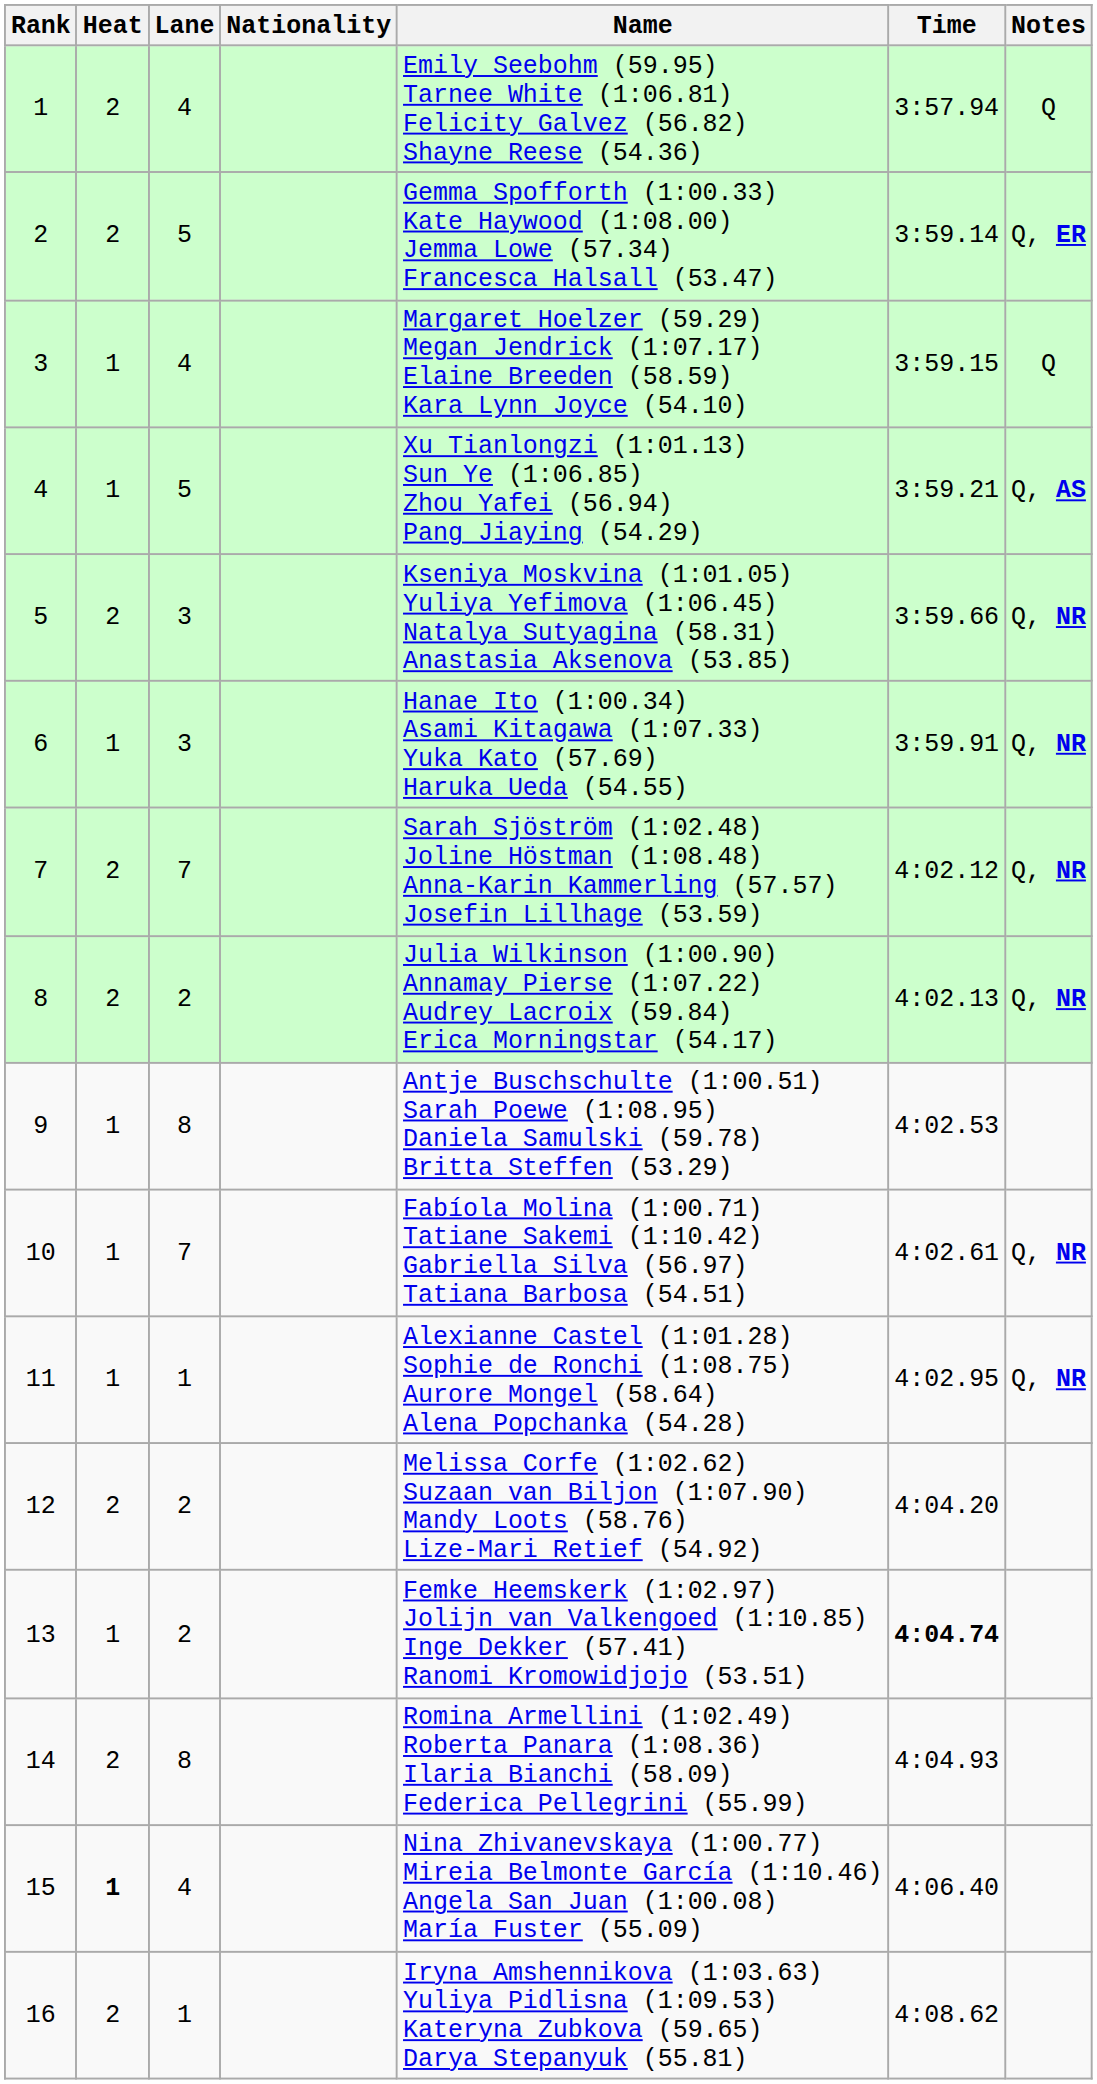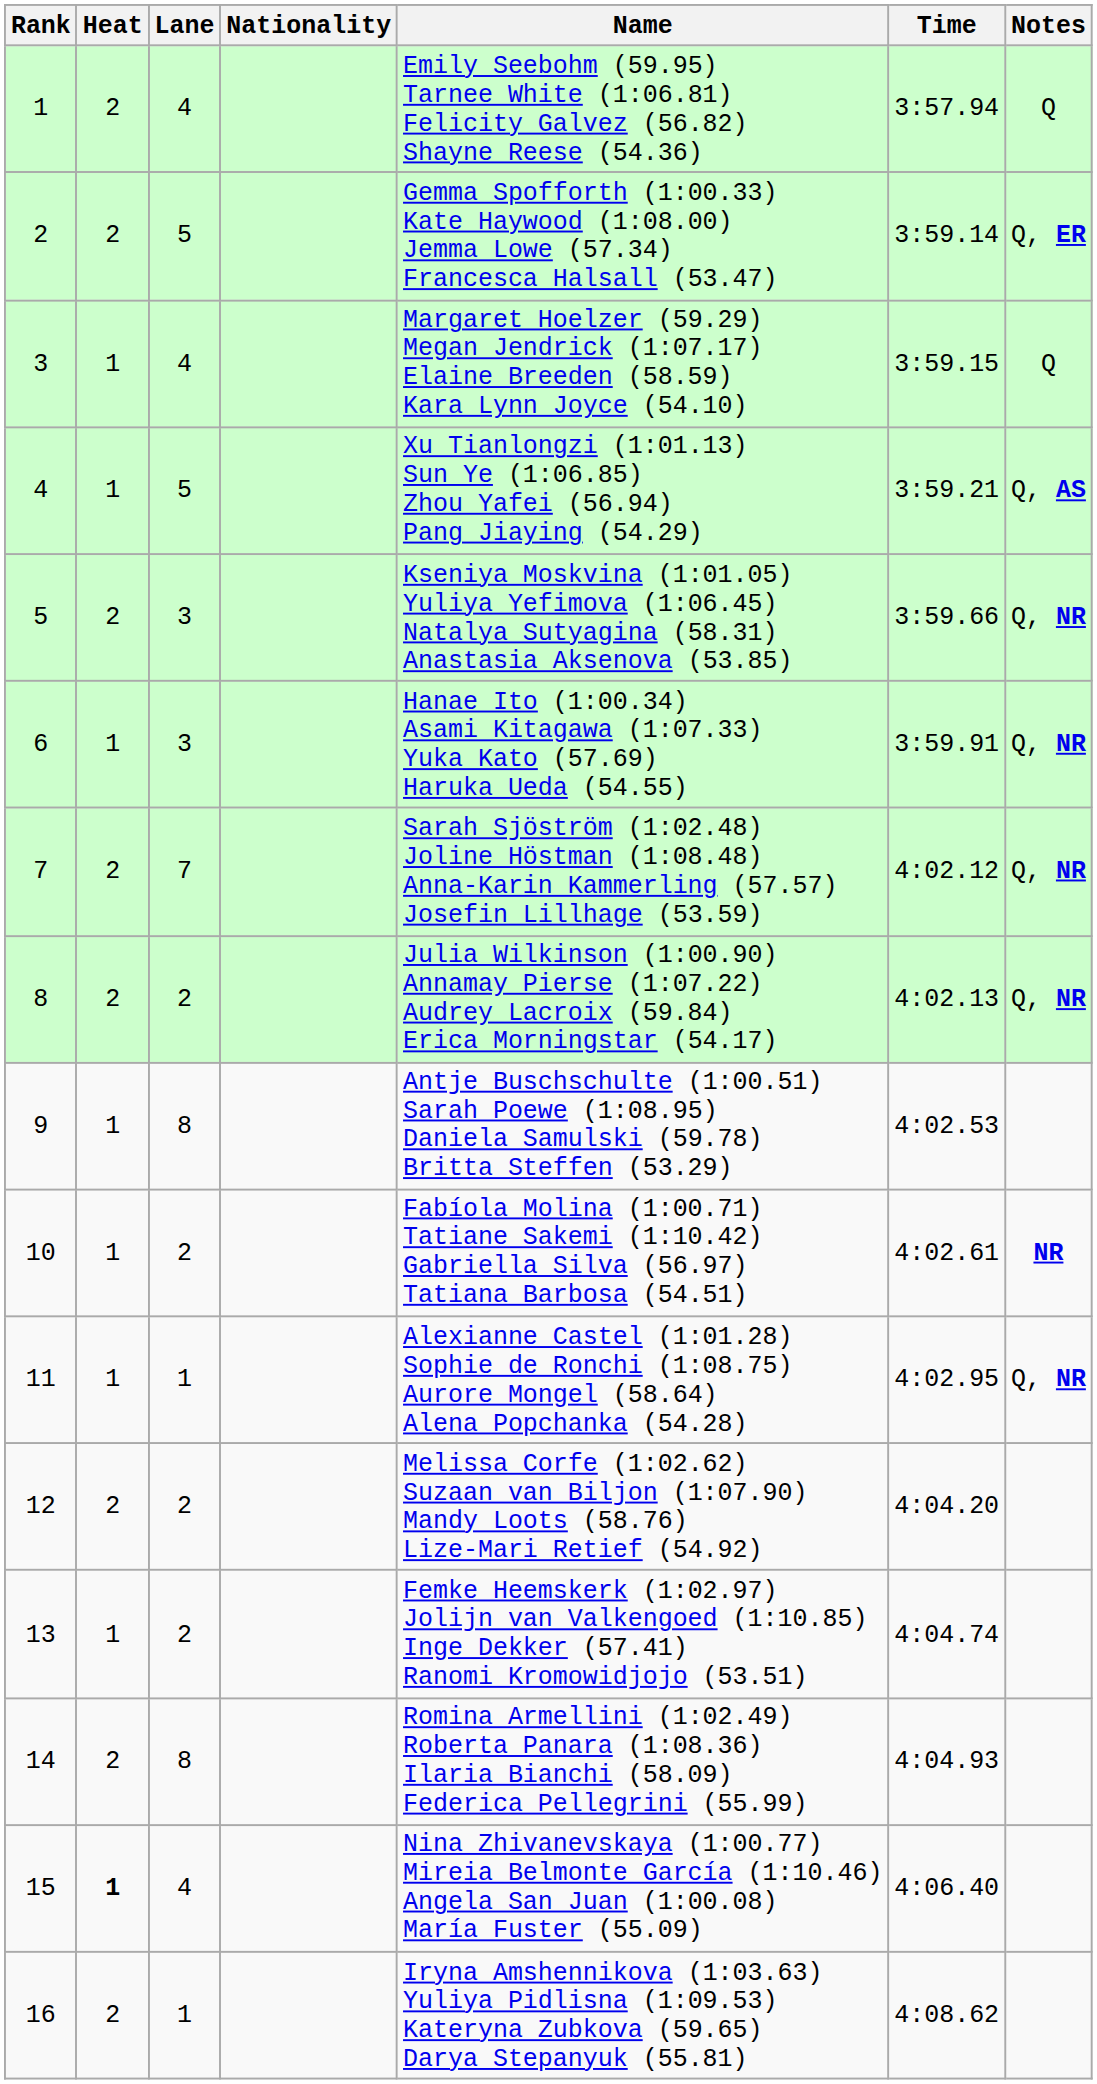(185, 1253) 7 -> (185, 1253) 2
(1048, 1253) Q, NR -> (1048, 1253) NR
(947, 1634) bold -> (947, 1634) normal
